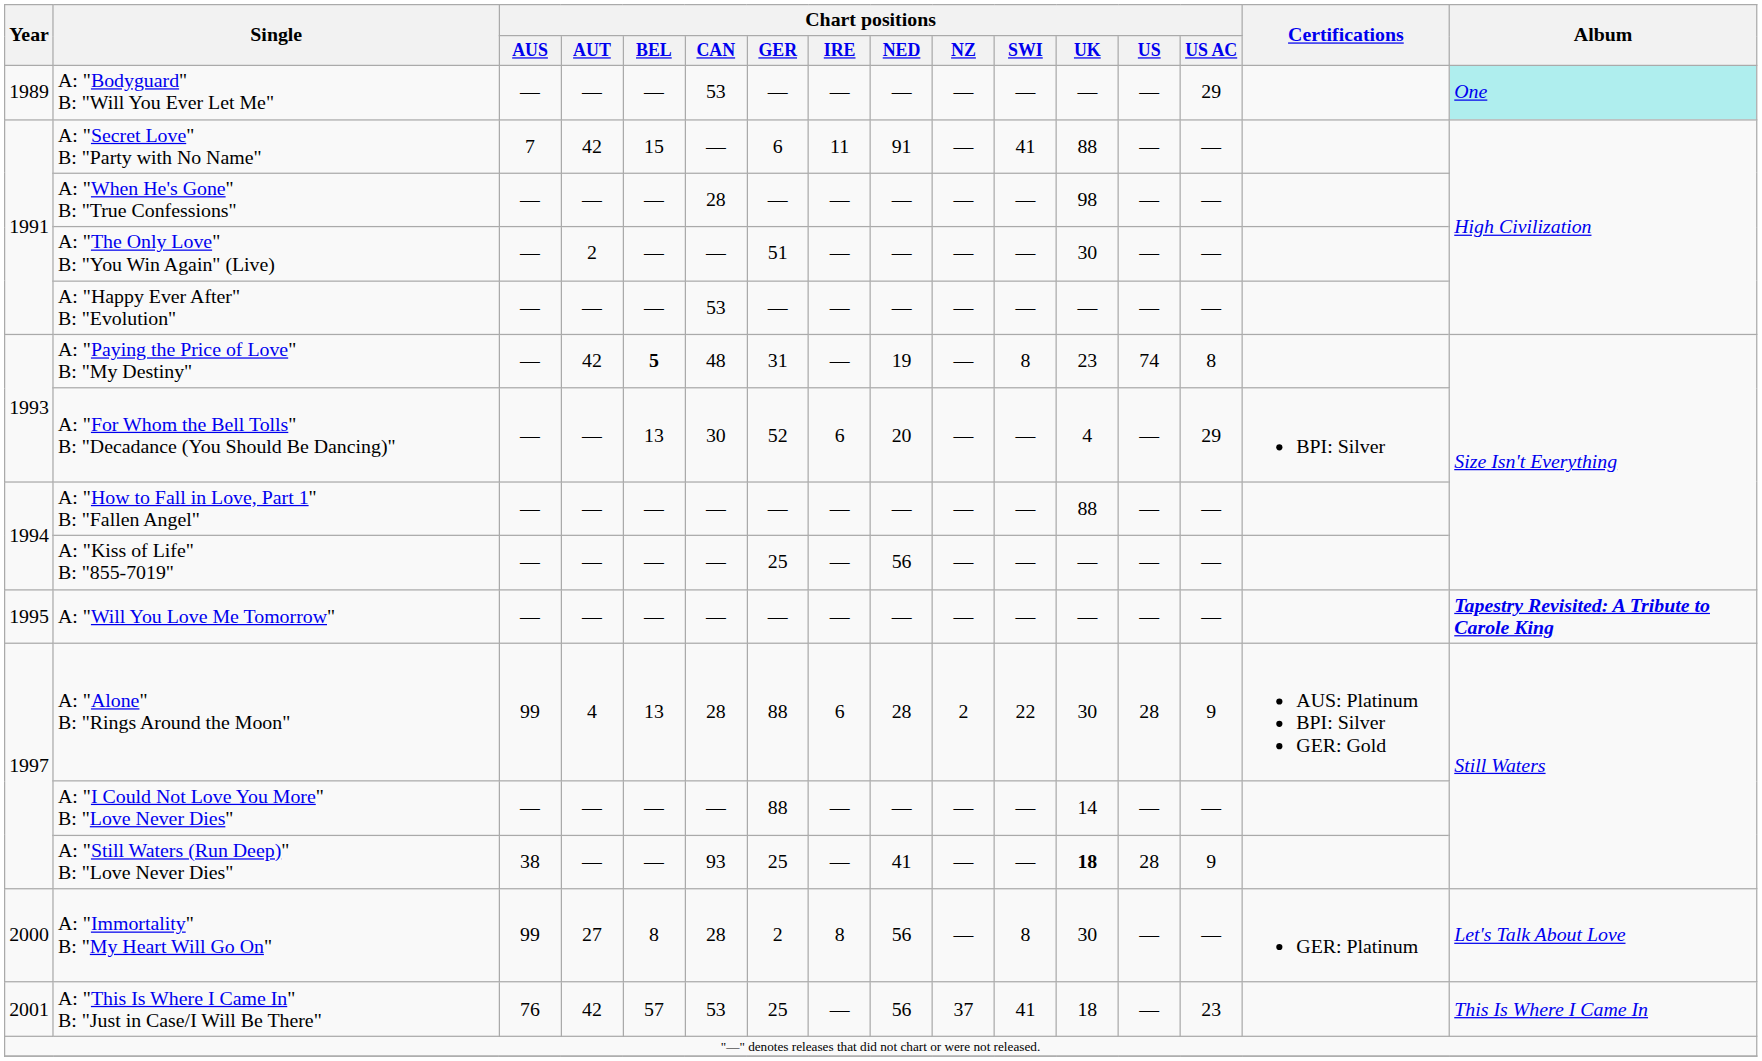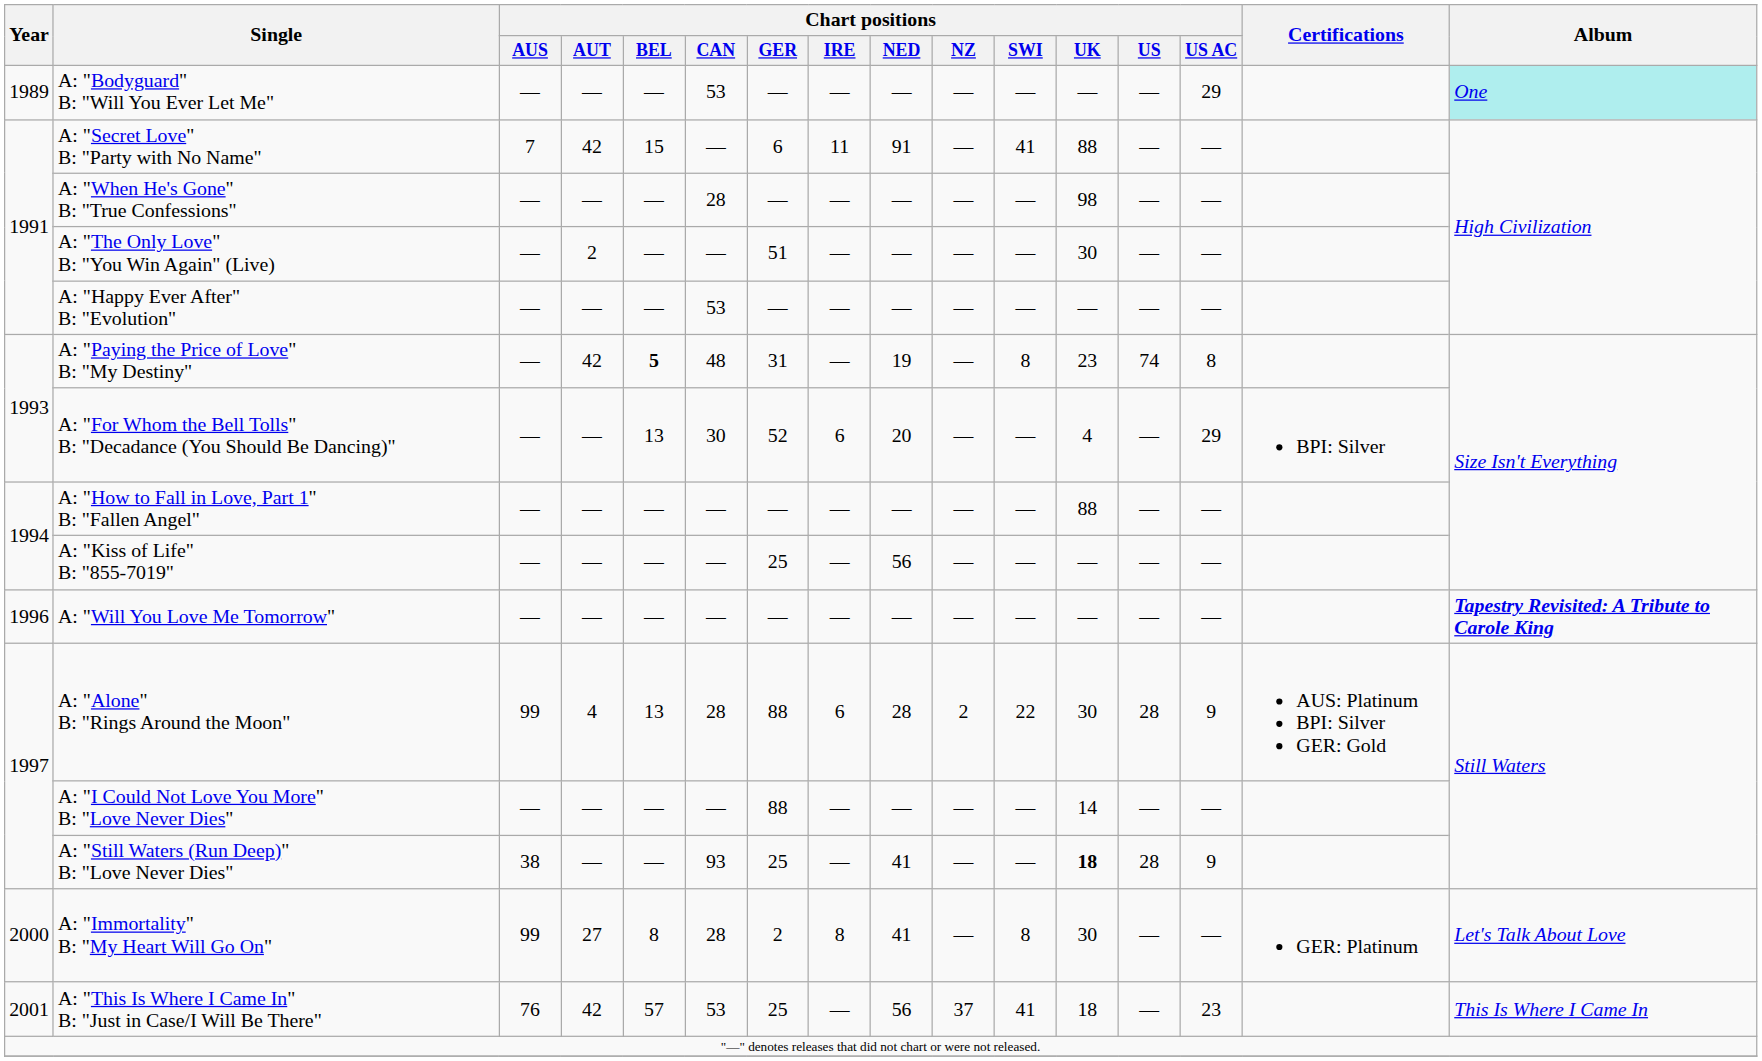(29, 616) 1995 -> (29, 616) 1996
(902, 935) 56 -> (902, 935) 41
